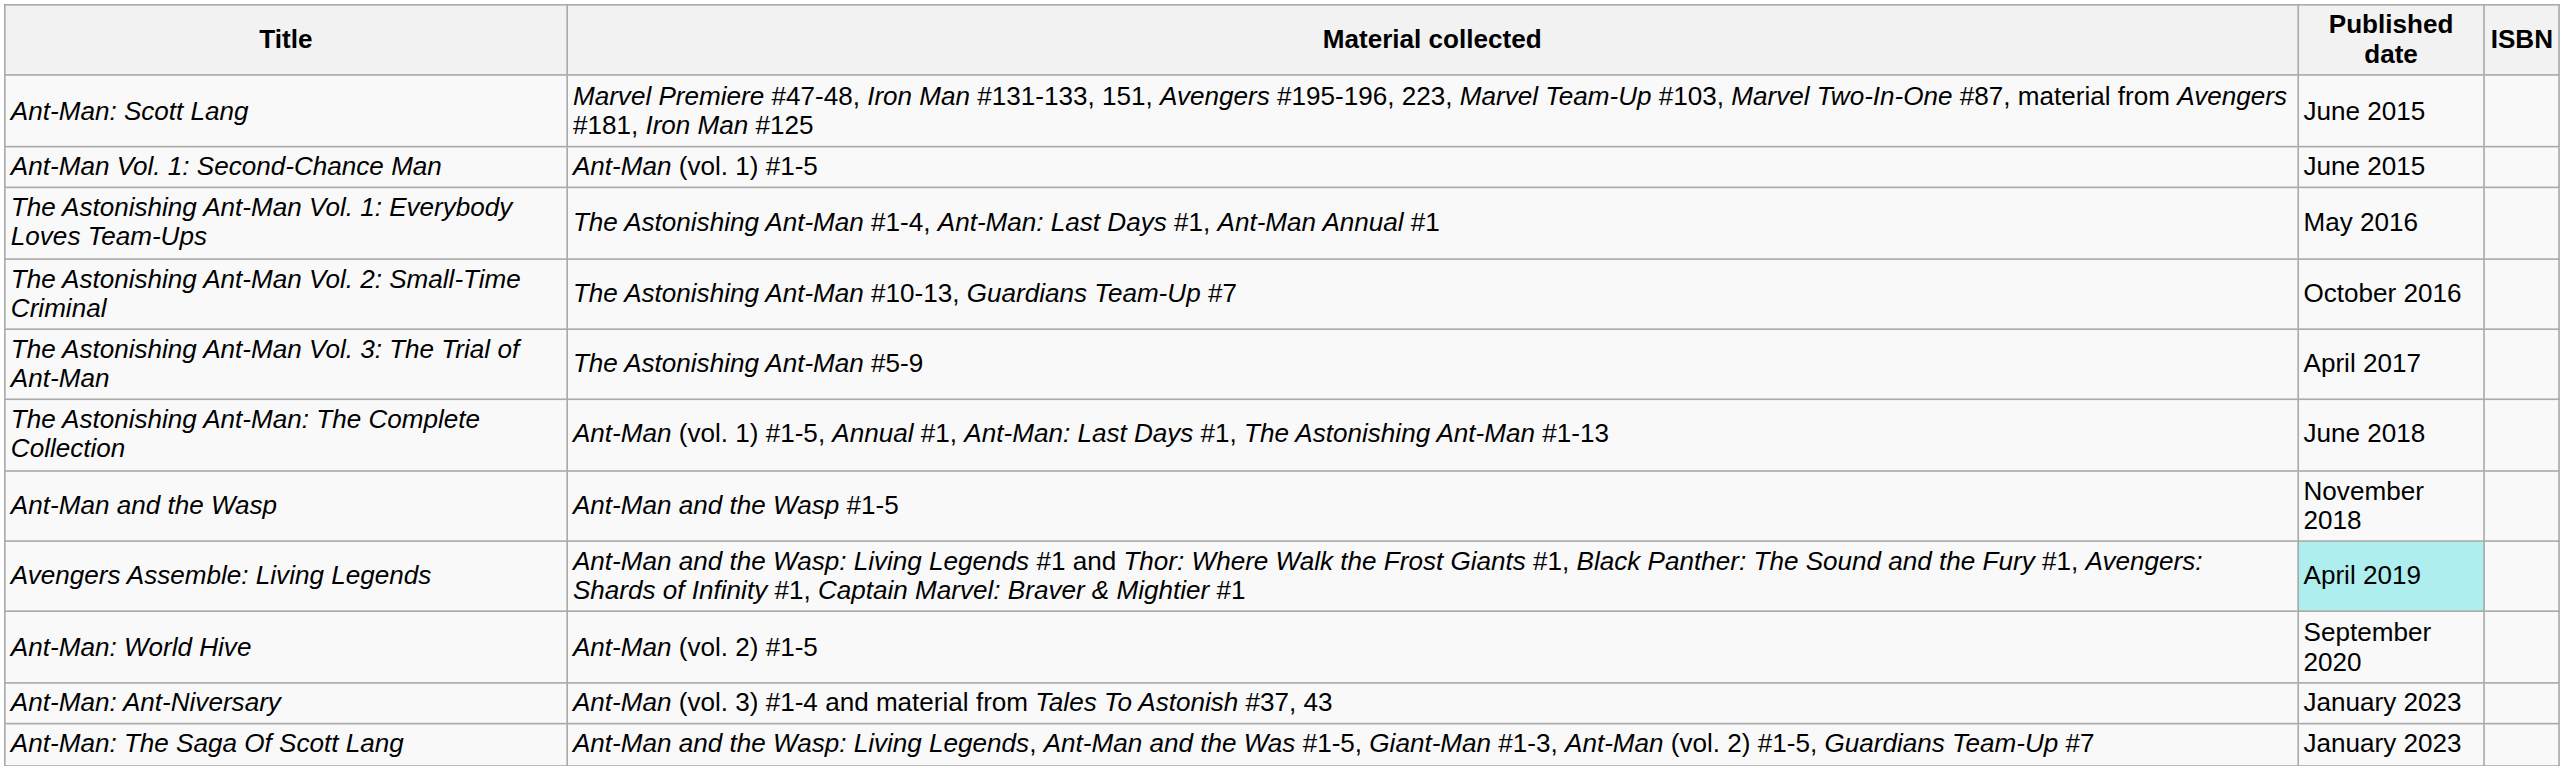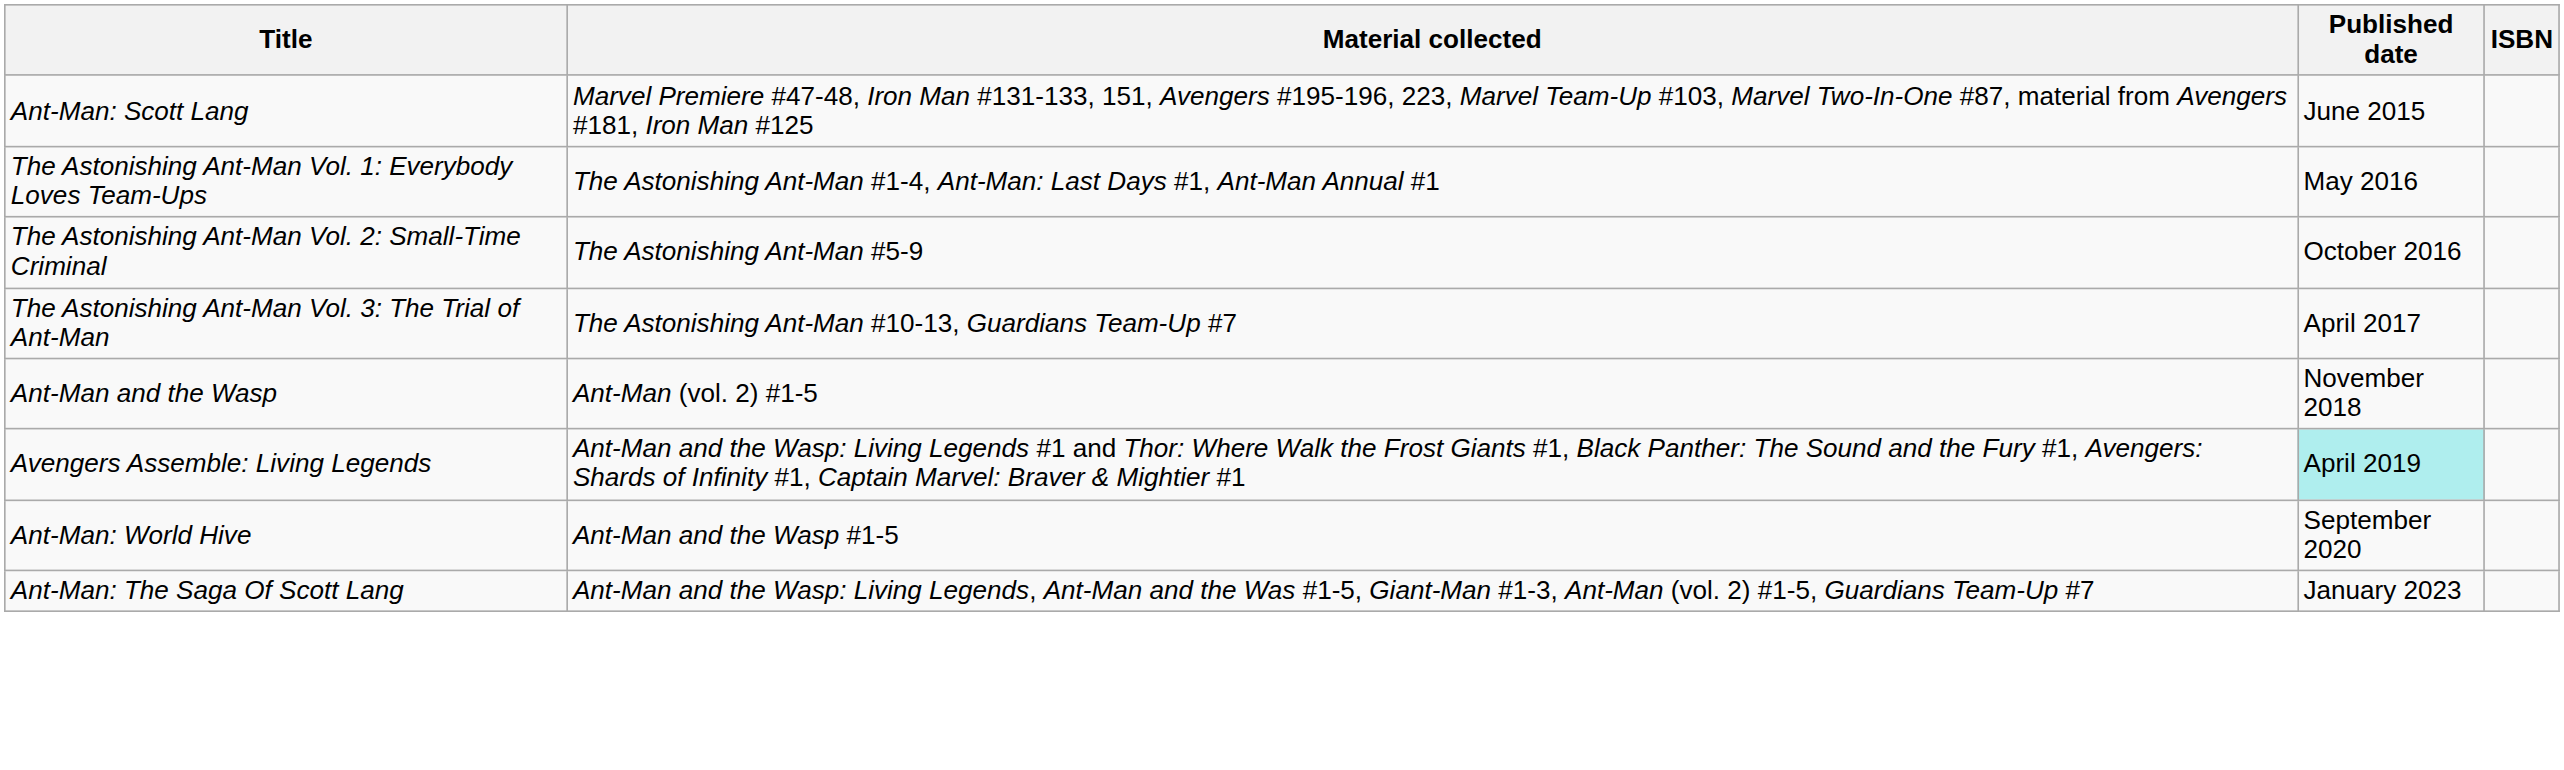- row: (226, 166)
(905, 293) The Astonishing Ant-Man #10-13, Guardians Team-Up #7 -> (748, 251) The Astonishing Ant-Man #5-9
(748, 364) The Astonishing Ant-Man #5-9 -> (905, 322) The Astonishing Ant-Man #10-13, Guardians Team-Up #7
- row: (245, 434)
(736, 505) Ant-Man and the Wasp #1-5 -> (695, 393) Ant-Man (vol. 2) #1-5
(695, 646) Ant-Man (vol. 2) #1-5 -> (736, 534) Ant-Man and the Wasp #1-5
- row: (146, 702)
